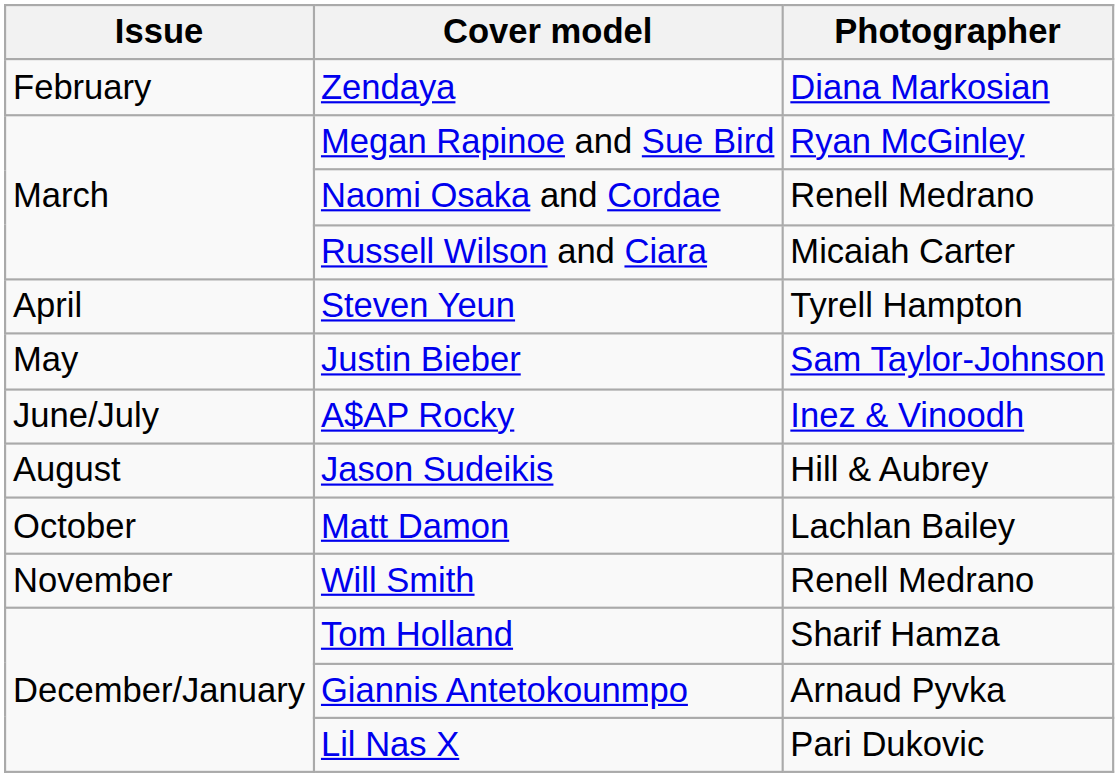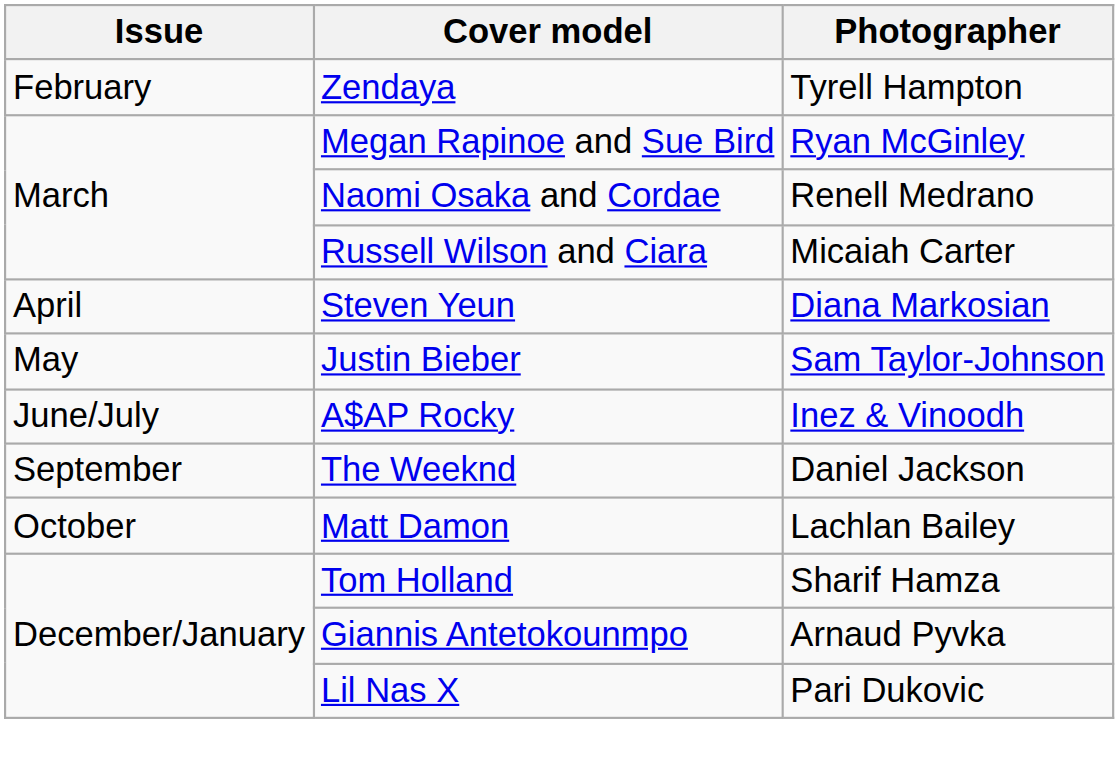(920, 86) Diana Markosian -> (907, 86) Tyrell Hampton
(907, 305) Tyrell Hampton -> (920, 305) Diana Markosian
- row: (437, 470)
+ row: (419, 470)
- row: (398, 580)
